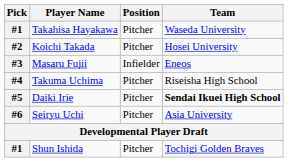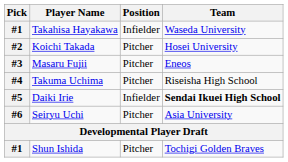(138, 30) Pitcher -> (141, 30) Infielder
(141, 64) Infielder -> (138, 64) Pitcher
(138, 98) Pitcher -> (141, 98) Infielder
